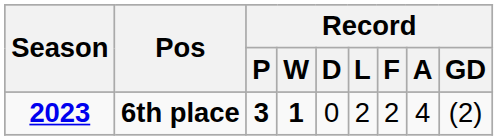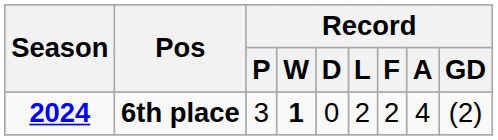(60, 112) 2023 -> (60, 112) 2024
(261, 112) bold -> (261, 112) normal
